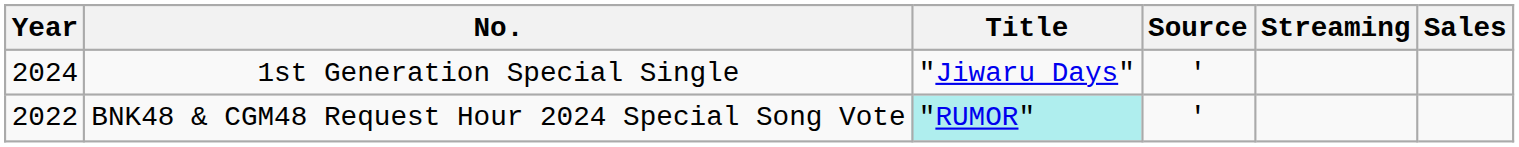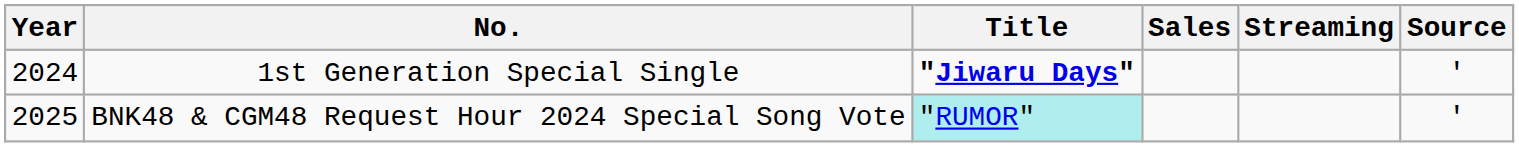columns swapped: (1465, 28) <-> (1198, 28)
(1027, 73) normal -> (1027, 73) bold
(45, 118) 2022 -> (45, 118) 2025
